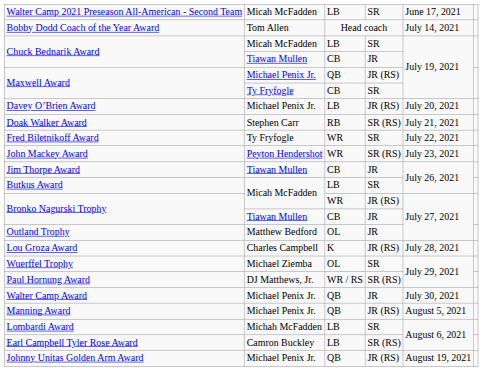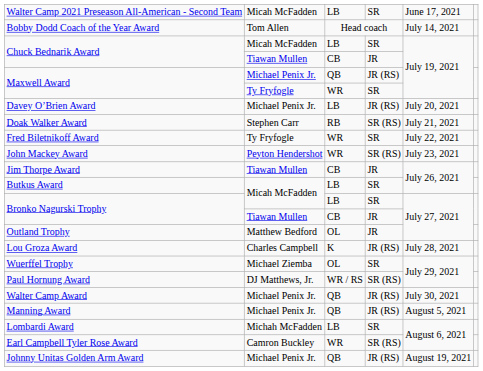(334, 91) CB -> (335, 91) WR
(335, 201) WR -> (333, 201) LB
(383, 201) JR (RS) -> (373, 201) SR
(373, 295) JR -> (383, 295) JR (RS)
(333, 342) LB -> (335, 342) WR
